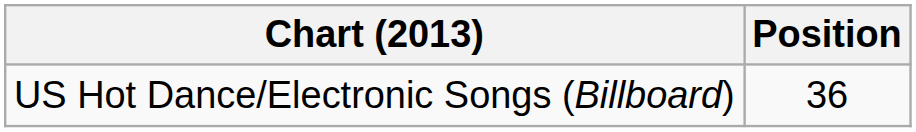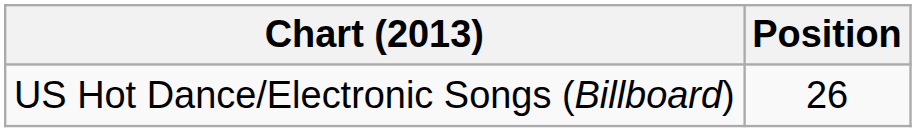(827, 94) 36 -> (827, 94) 26
